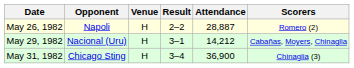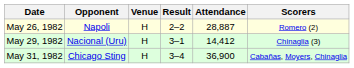(220, 41) 14,212 -> (220, 41) 14,412
(298, 42) Cabañas, Moyers, Chinaglia -> (298, 42) Chinaglia (3)
(298, 57) Chinaglia (3) -> (298, 57) Cabañas, Moyers, Chinaglia
